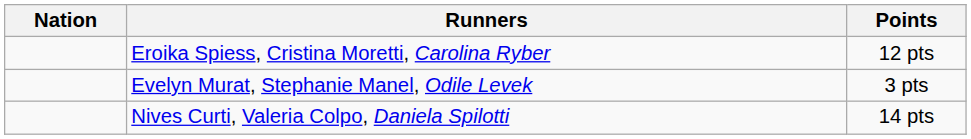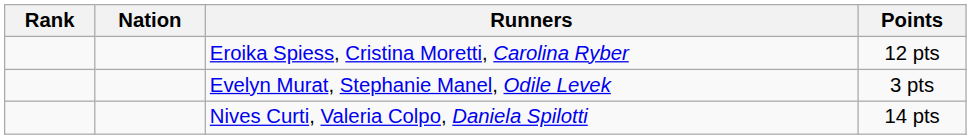+ column: (50, 20)
